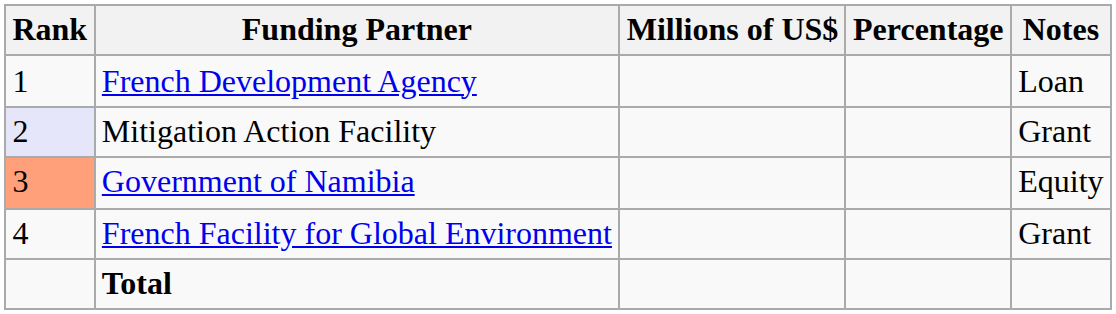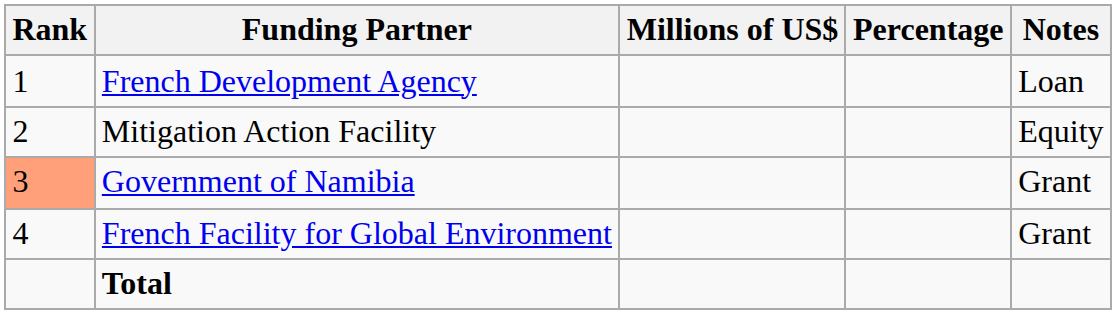(20, 131) lavender background -> (20, 131) no background
(1055, 131) Grant -> (1061, 131) Equity
(1061, 182) Equity -> (1055, 182) Grant
